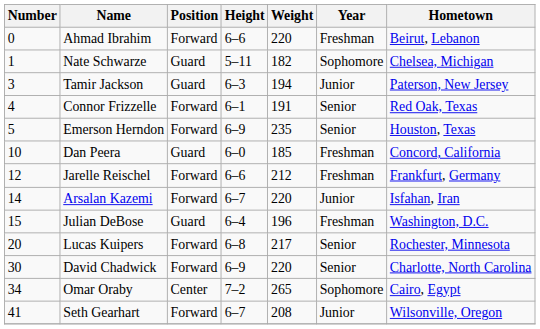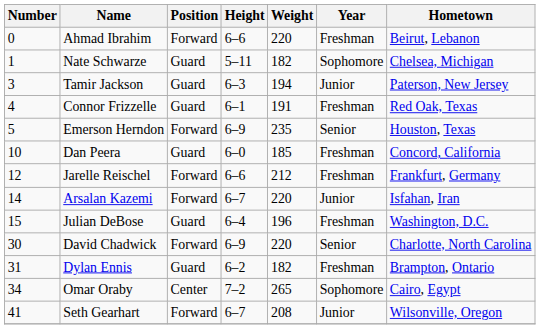(194, 107) Forward -> (188, 107) Guard
(338, 107) Senior -> (347, 107) Freshman
- row: (103, 244)
+ row: (98, 266)
